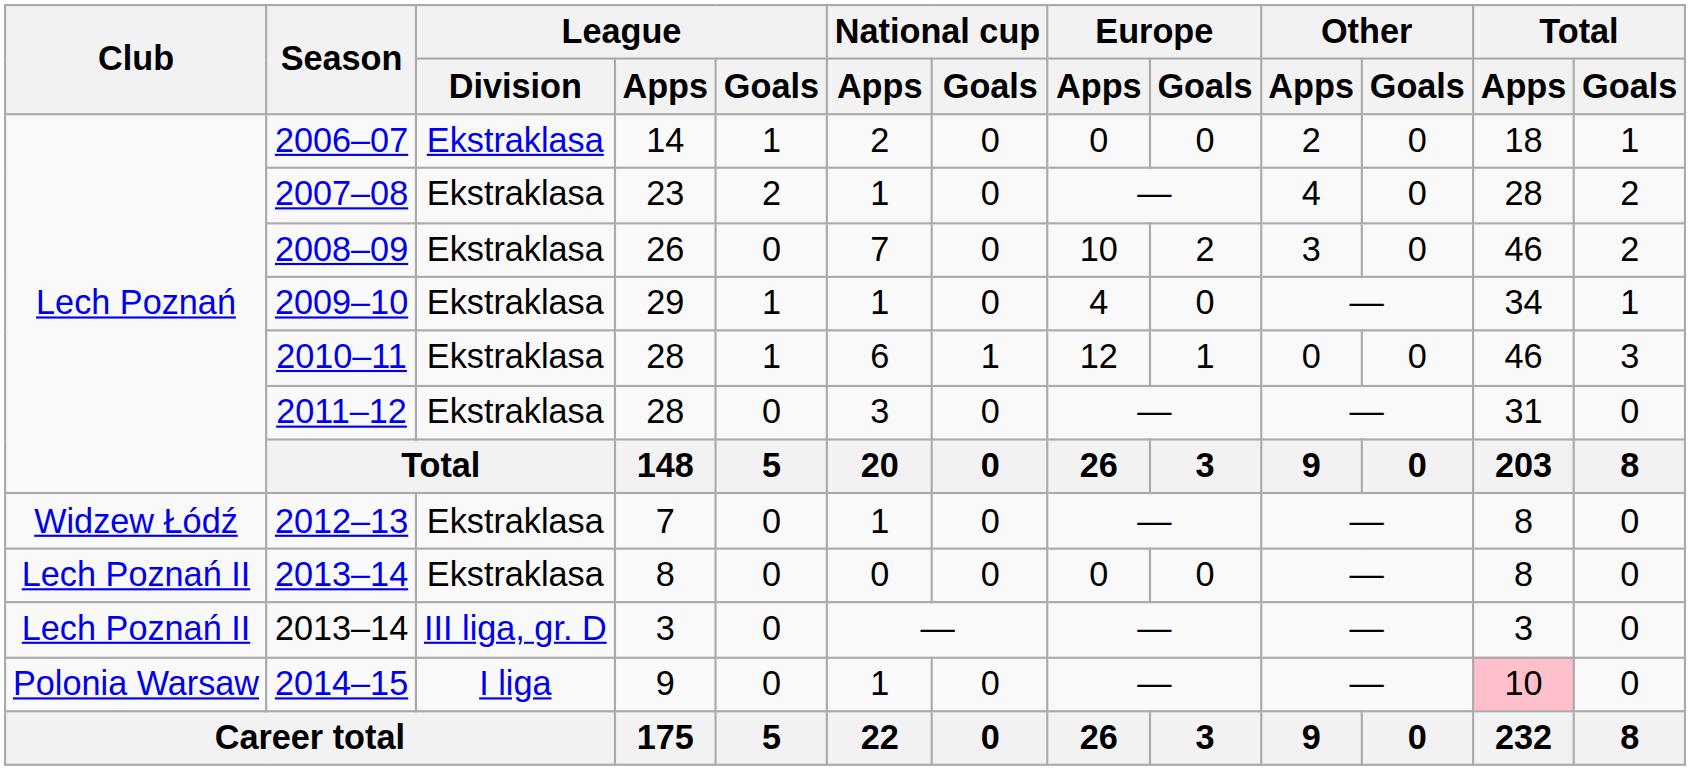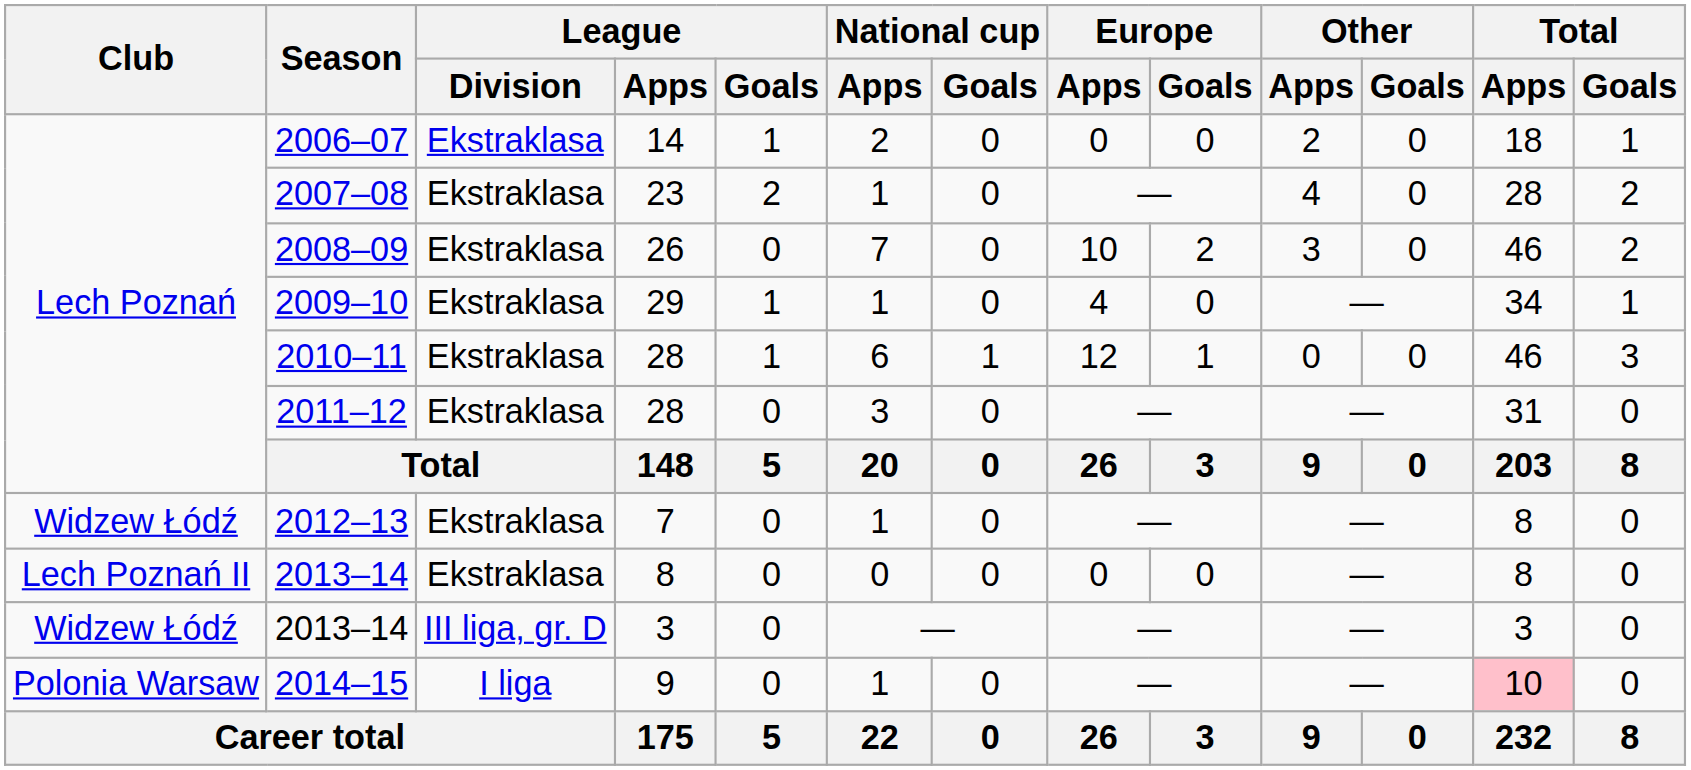(136, 628) Lech Poznań II -> (136, 628) Widzew Łódź
